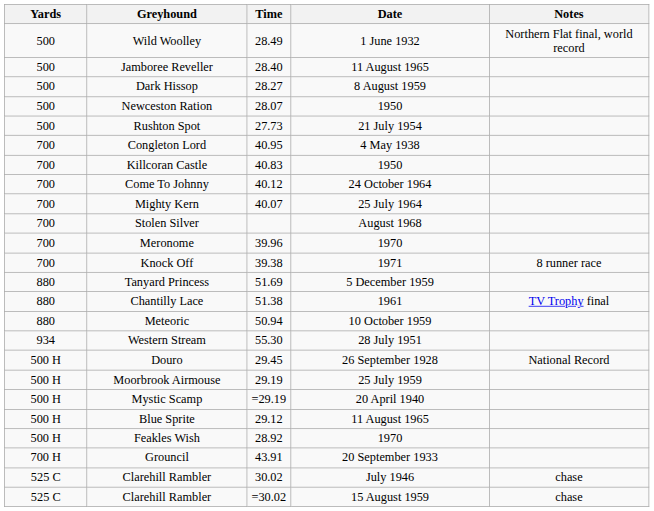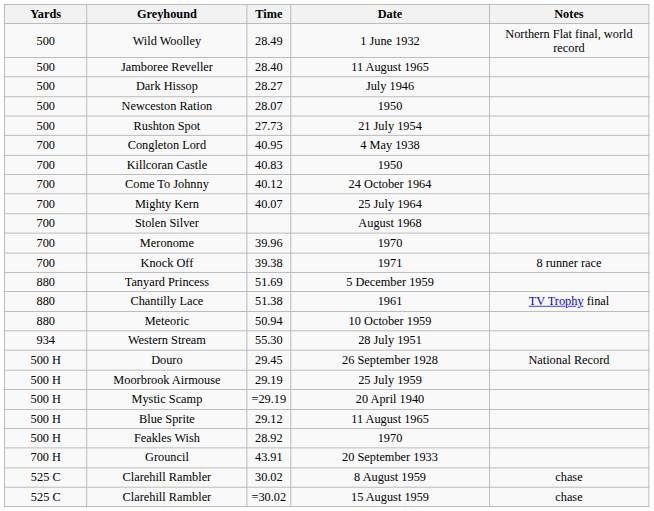(390, 86) 8 August 1959 -> (390, 86) July 1946
(390, 477) July 1946 -> (390, 477) 8 August 1959
